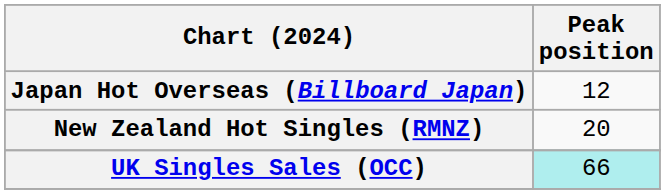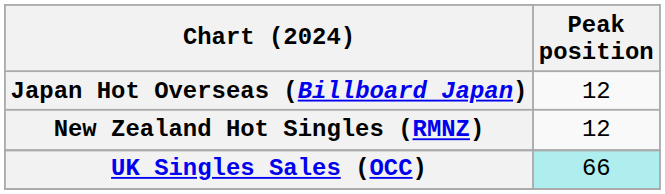(596, 130) 20 -> (596, 130) 12
